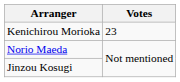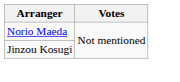- row: (54, 31)
